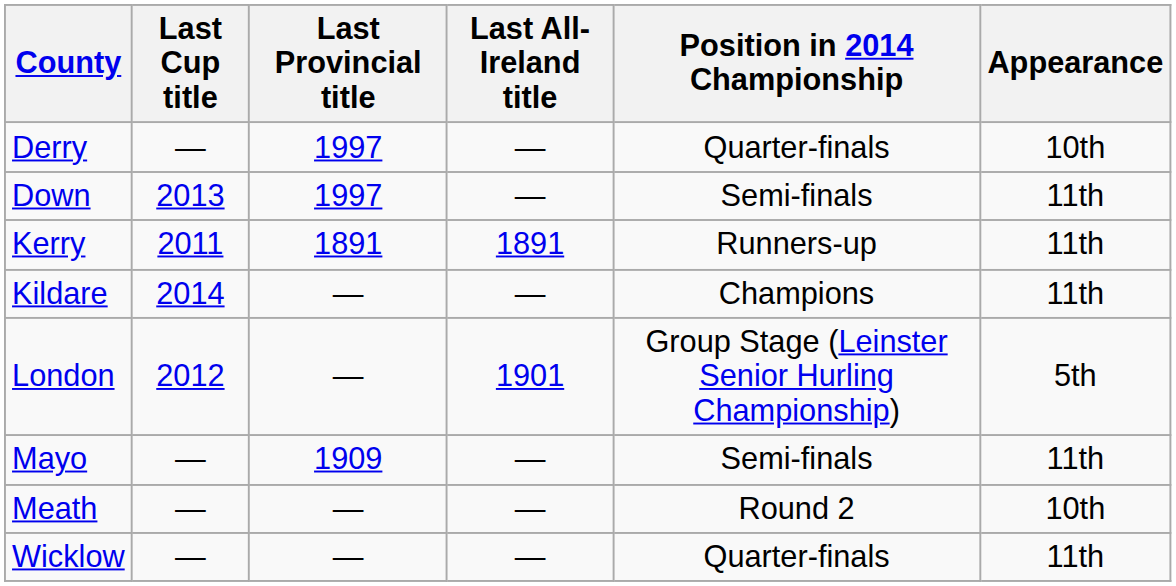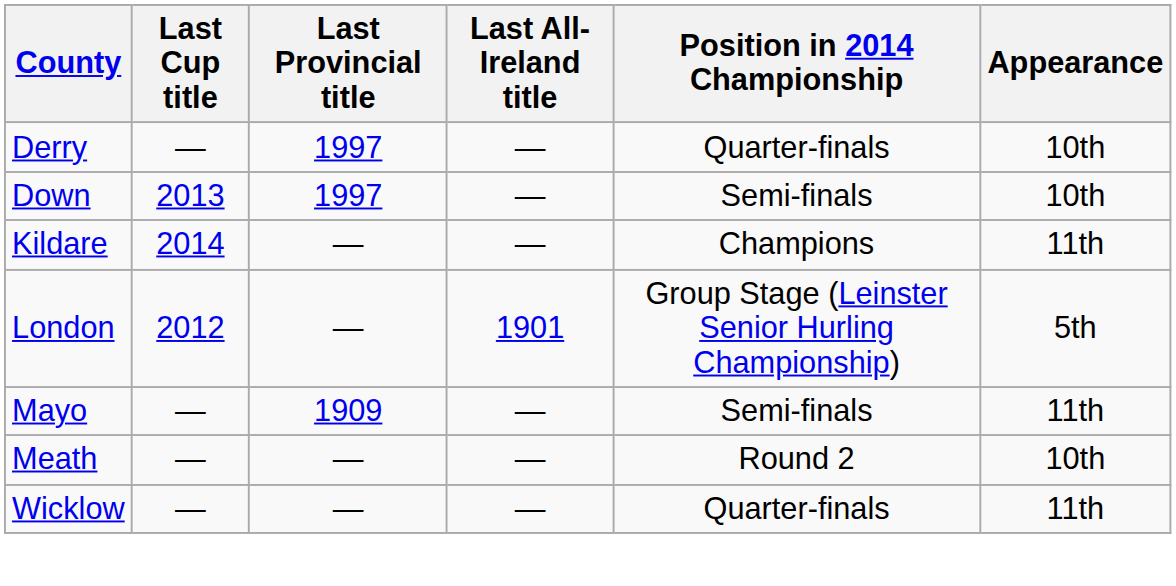(1075, 195) 11th -> (1075, 195) 10th
- row: (49, 244)
